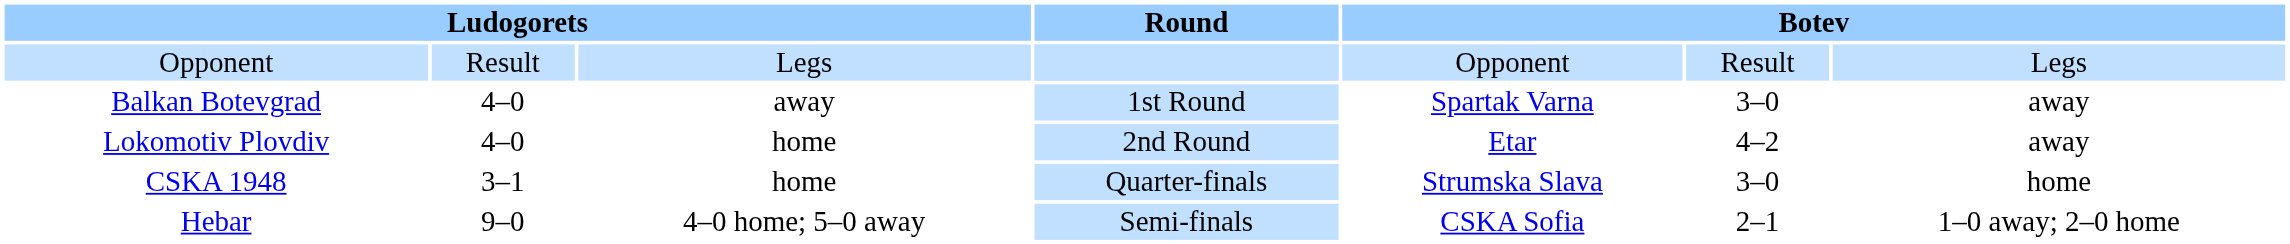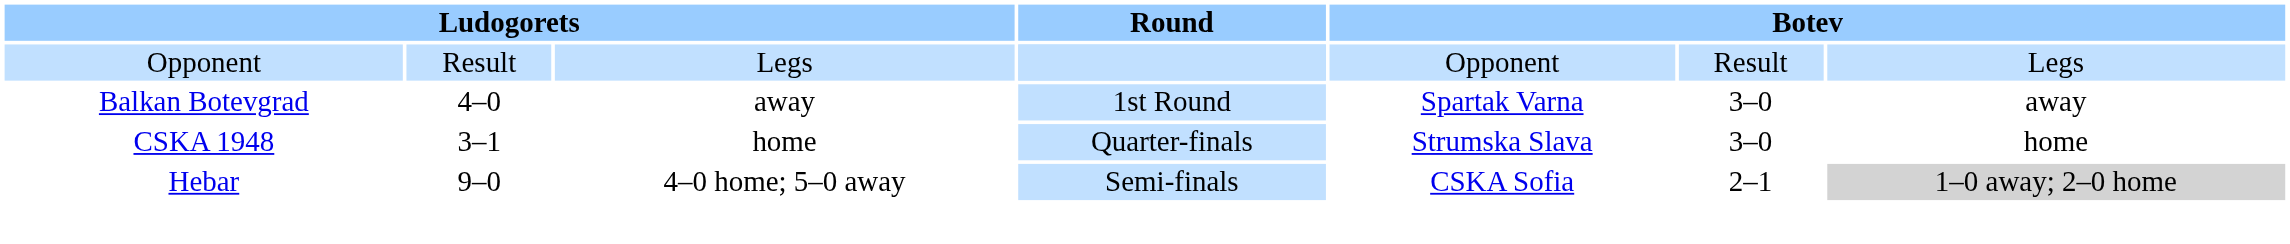- row: (216, 141)
(2059, 221) no background -> (2056, 181) lightgrey background
